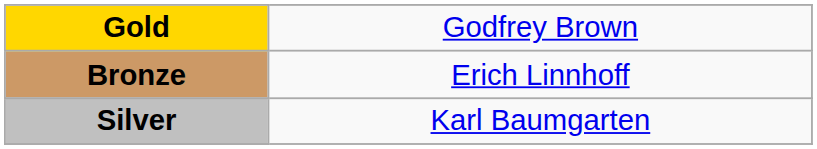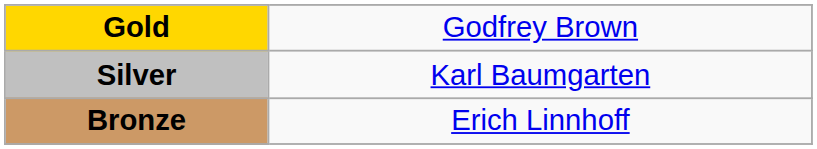rows swapped: (137, 120) <-> (137, 74)
